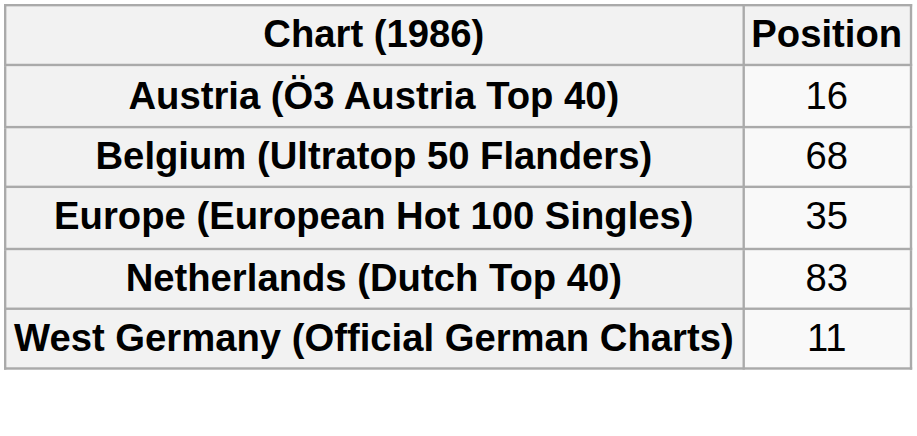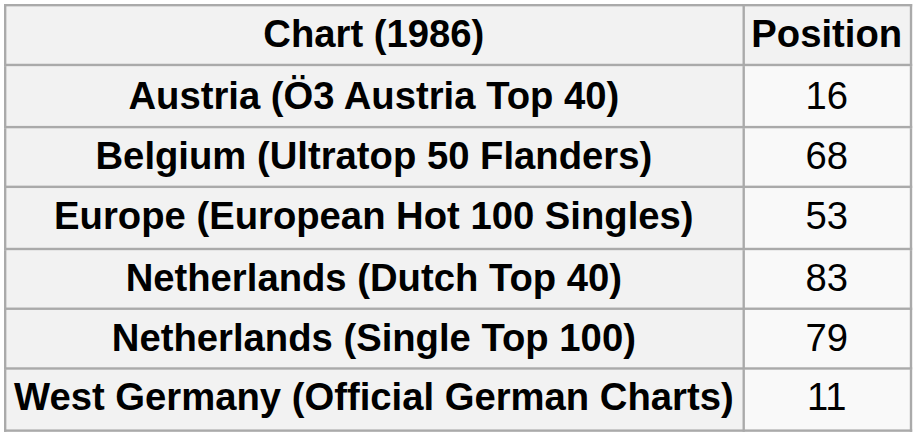(827, 216) 35 -> (827, 216) 53
+ row: (374, 338)
